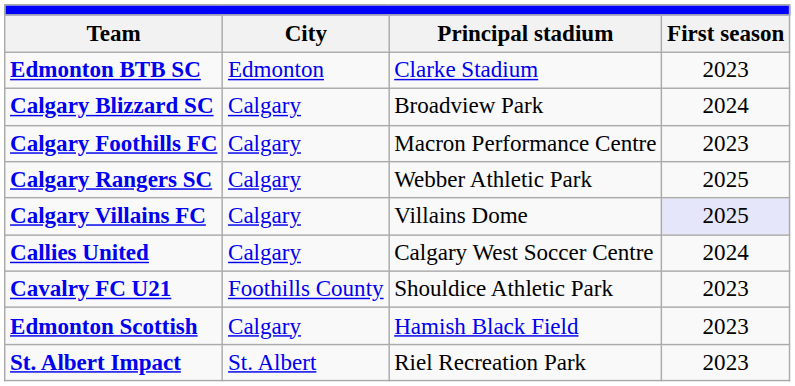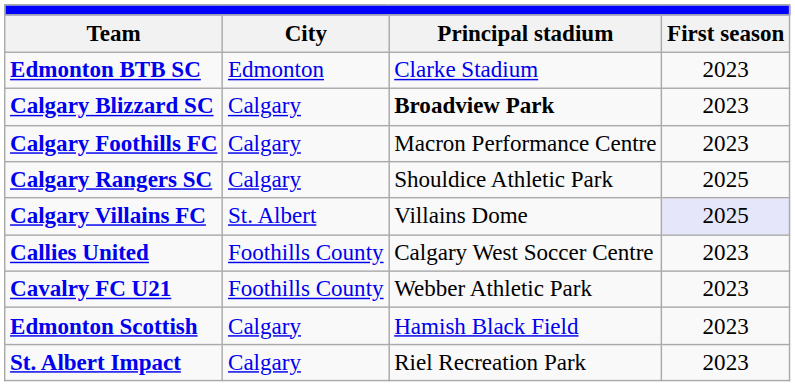(469, 106) normal -> (474, 106) bold
(726, 106) 2024 -> (726, 106) 2023
(493, 179) Webber Athletic Park -> (504, 179) Shouldice Athletic Park
(264, 216) Calgary -> (272, 216) St. Albert
(264, 252) Calgary -> (306, 252) Foothills County
(726, 252) 2024 -> (726, 252) 2023
(504, 289) Shouldice Athletic Park -> (493, 289) Webber Athletic Park
(272, 362) St. Albert -> (264, 362) Calgary
